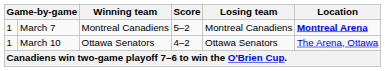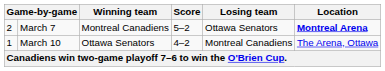(9, 27) 1 -> (9, 27) 2
(249, 27) Montreal Canadiens -> (241, 27) Ottawa Senators
(241, 43) Ottawa Senators -> (249, 43) Montreal Canadiens
